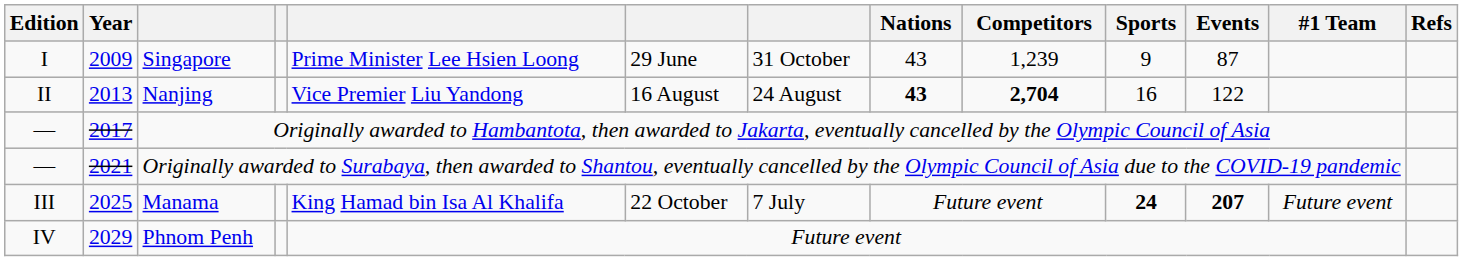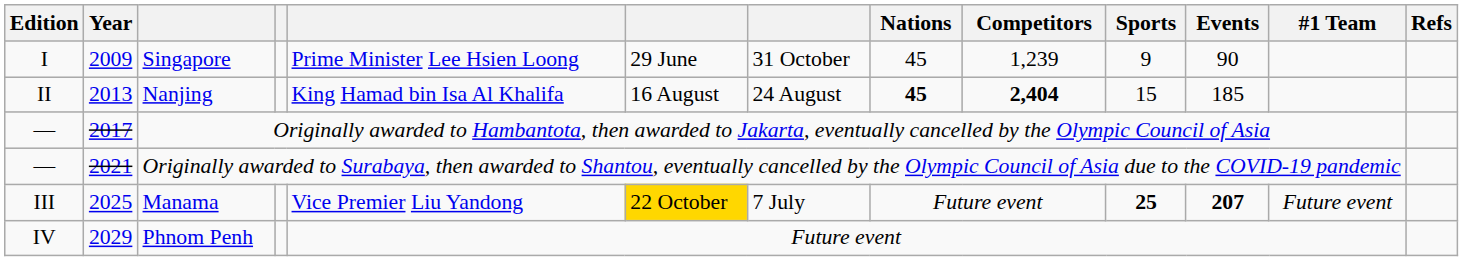(916, 58) 43 -> (916, 58) 45
(1228, 58) 87 -> (1228, 58) 90
(407, 94) Vice Premier Liu Yandong -> (428, 94) King Hamad bin Isa Al Khalifa
(916, 94) 43 -> (916, 94) 45
(1034, 94) 2,704 -> (1034, 94) 2,404
(1146, 94) 16 -> (1146, 94) 15
(1228, 94) 122 -> (1228, 94) 185
(428, 202) King Hamad bin Isa Al Khalifa -> (407, 202) Vice Premier Liu Yandong
(679, 202) no background -> (679, 202) gold background
(1146, 202) 24 -> (1146, 202) 25
